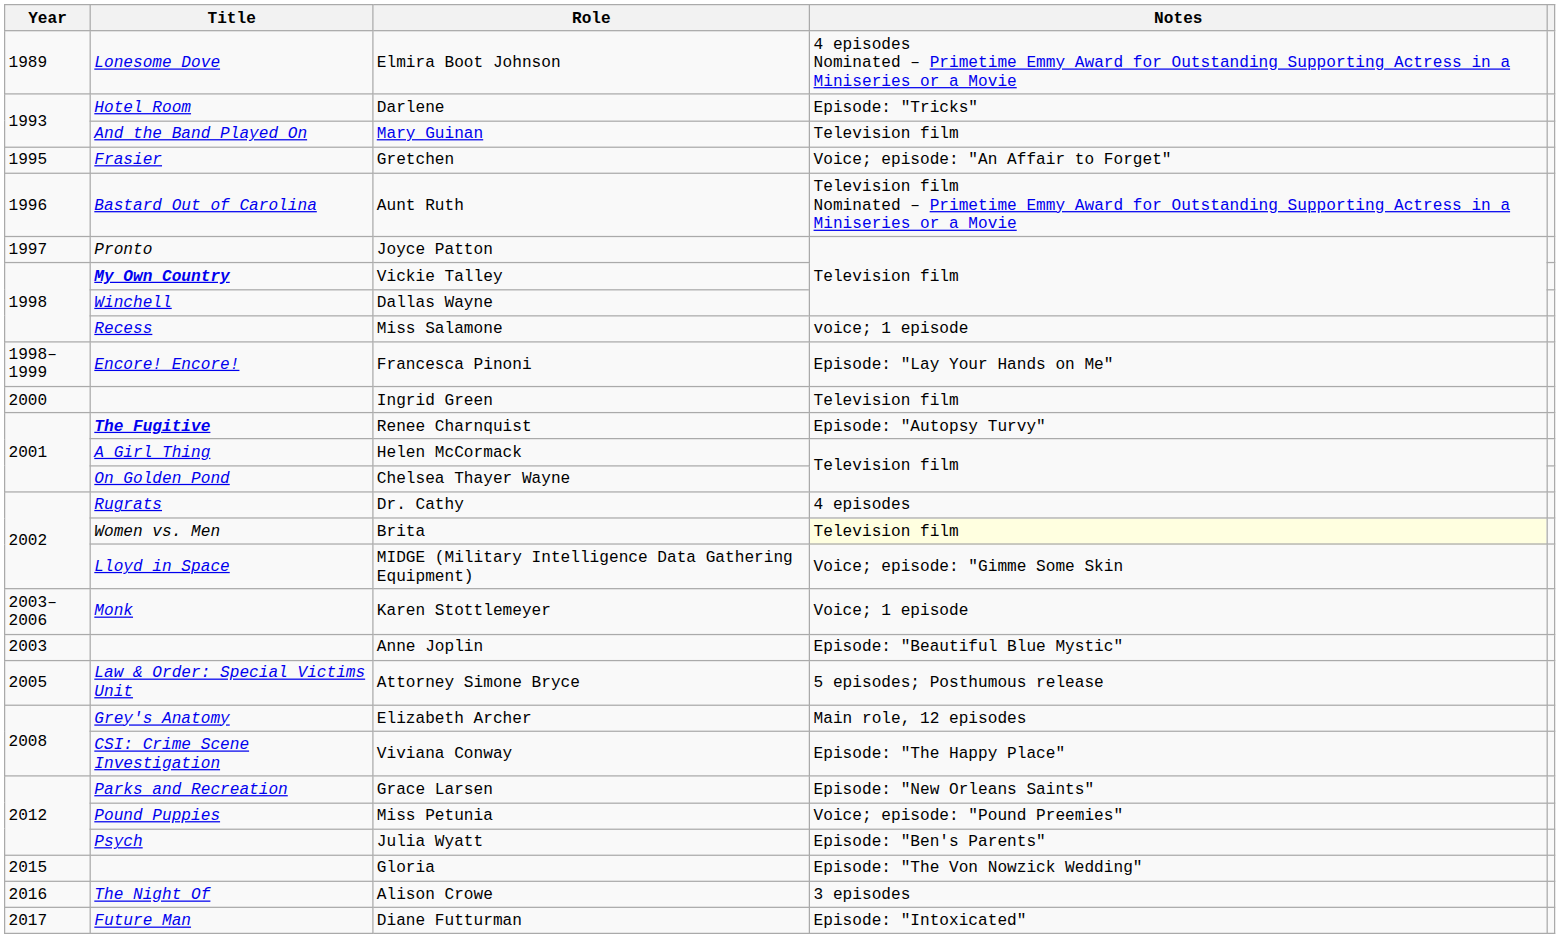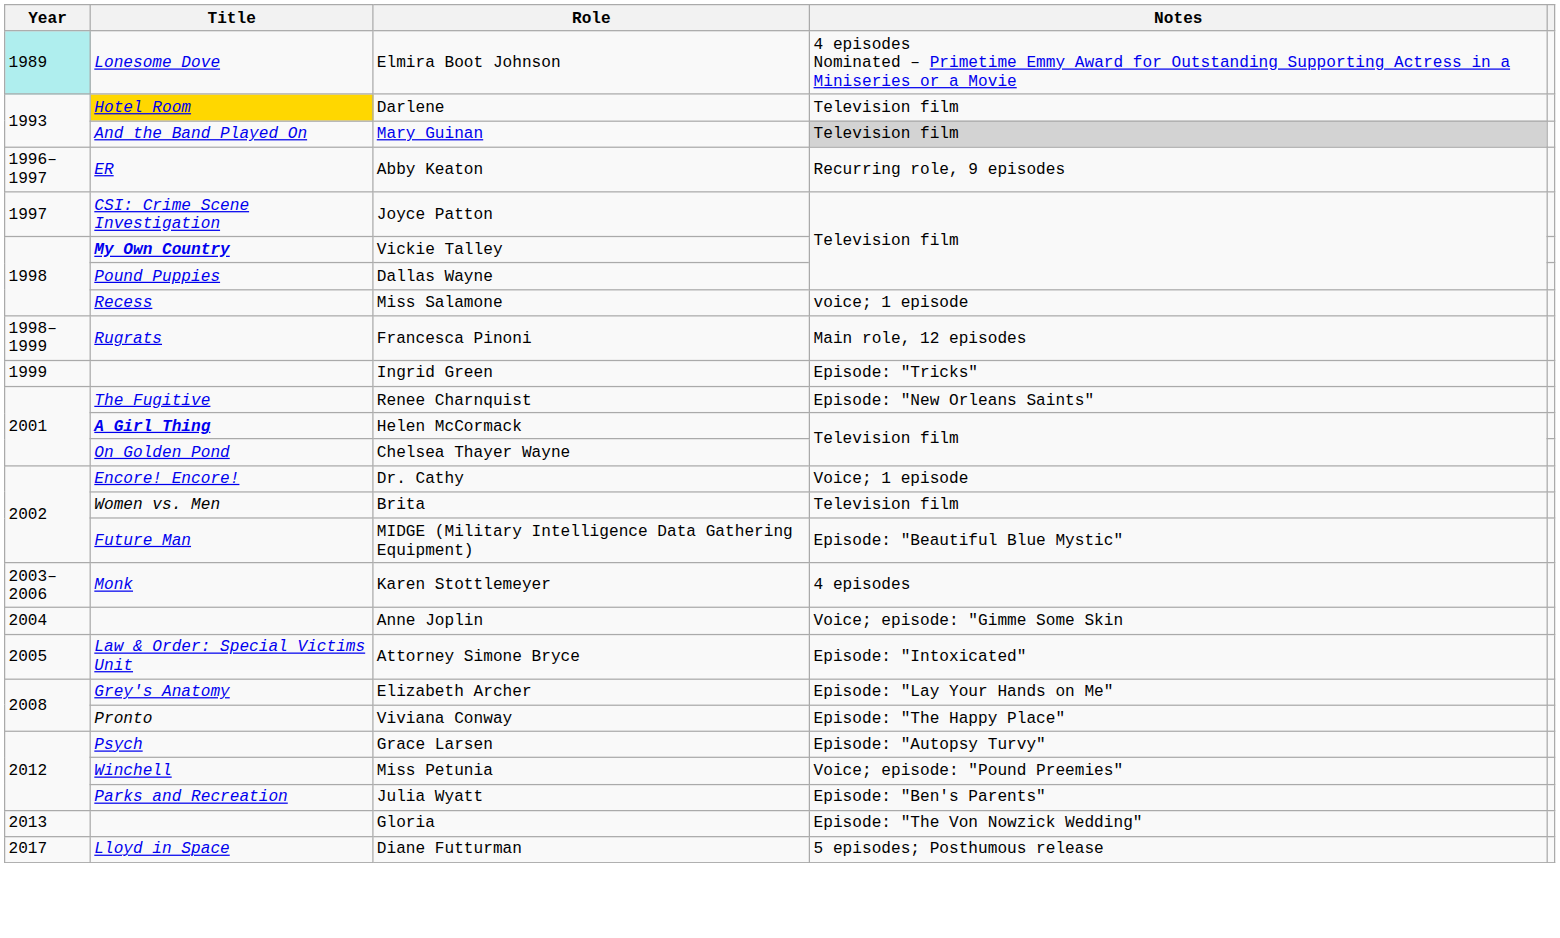(28, 63) no background -> (28, 63) paleturquoise background
(143, 108) no background -> (143, 108) gold background
(896, 108) Episode: "Tricks" -> (886, 108) Television film
(886, 134) no background -> (886, 134) lightgrey background
- row: (415, 160)
- row: (420, 205)
+ row: (430, 169)
(123, 250) Pronto -> (172, 214) CSI: Crime Scene Investigation
(133, 302) Winchell -> (157, 276) Pound Puppies
(167, 364) Encore! Encore! -> (128, 338) Rugrats
(964, 364) Episode: "Lay Your Hands on Me" -> (920, 338) Main role, 12 episodes
(28, 400) 2000 -> (28, 373) 1999
(886, 400) Television film -> (896, 373) Episode: "Tricks"
(152, 426) bold -> (152, 400) normal
(930, 426) Episode: "Autopsy Turvy" -> (954, 400) Episode: "New Orleans Saints"
(152, 452) normal -> (152, 426) bold
(128, 505) Rugrats -> (167, 479) Encore! Encore!
(862, 505) 4 episodes -> (891, 479) Voice; 1 episode
(886, 531) lightyellow background -> (886, 505) no background
(162, 567) Lloyd in Space -> (143, 540) Future Man
(968, 567) Voice; episode: "Gimme Some Skin -> (968, 540) Episode: "Beautiful Blue Mystic"
(891, 612) Voice; 1 episode -> (862, 585) 4 episodes
(28, 647) 2003 -> (28, 621) 2004
(968, 647) Episode: "Beautiful Blue Mystic" -> (968, 621) Voice; episode: "Gimme Some Skin
(959, 683) 5 episodes; Posthumous release -> (920, 656) Episode: "Intoxicated"
(920, 718) Main role, 12 episodes -> (964, 692) Episode: "Lay Your Hands on Me"
(172, 754) CSI: Crime Scene Investigation -> (123, 718) Pronto
(191, 789) Parks and Recreation -> (118, 745) Psych
(954, 789) Episode: "New Orleans Saints" -> (930, 745) Episode: "Autopsy Turvy"
(157, 816) Pound Puppies -> (133, 771) Winchell
(118, 842) Psych -> (191, 797) Parks and Recreation
(28, 868) 2015 -> (28, 823) 2013
- row: (435, 895)
(143, 921) Future Man -> (162, 850) Lloyd in Space
(920, 921) Episode: "Intoxicated" -> (959, 850) 5 episodes; Posthumous release
